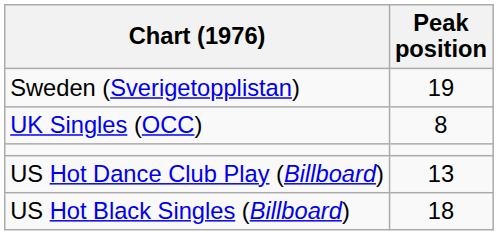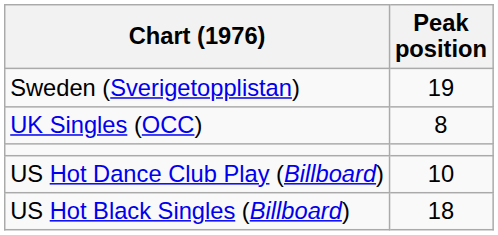(441, 173) 13 -> (441, 173) 10
